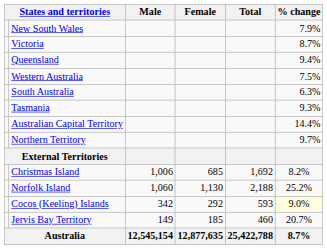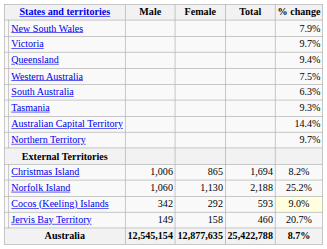(310, 44) 8.7% -> (310, 44) 9.7%
(215, 172) 685 -> (215, 172) 865
(262, 172) 1,692 -> (262, 172) 1,694
(215, 220) 185 -> (215, 220) 158
